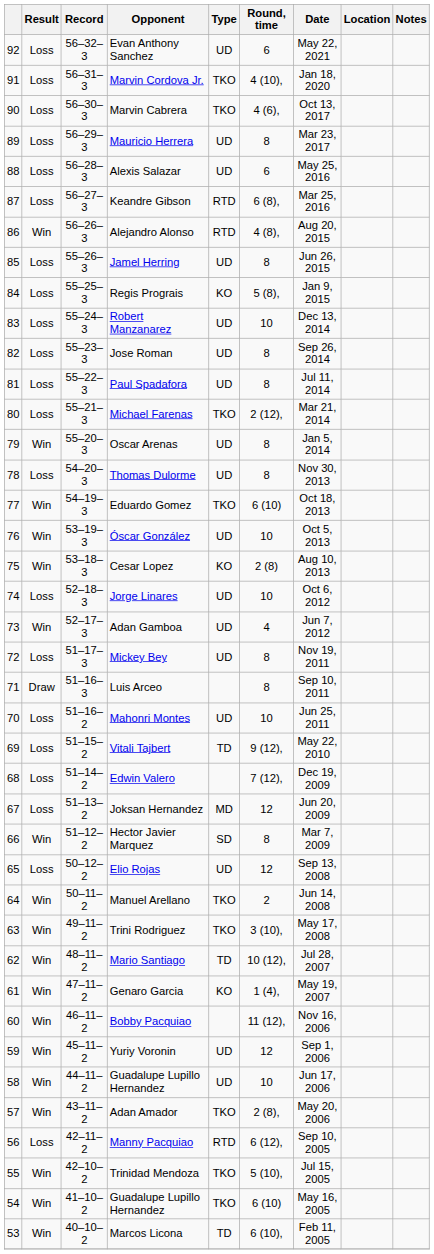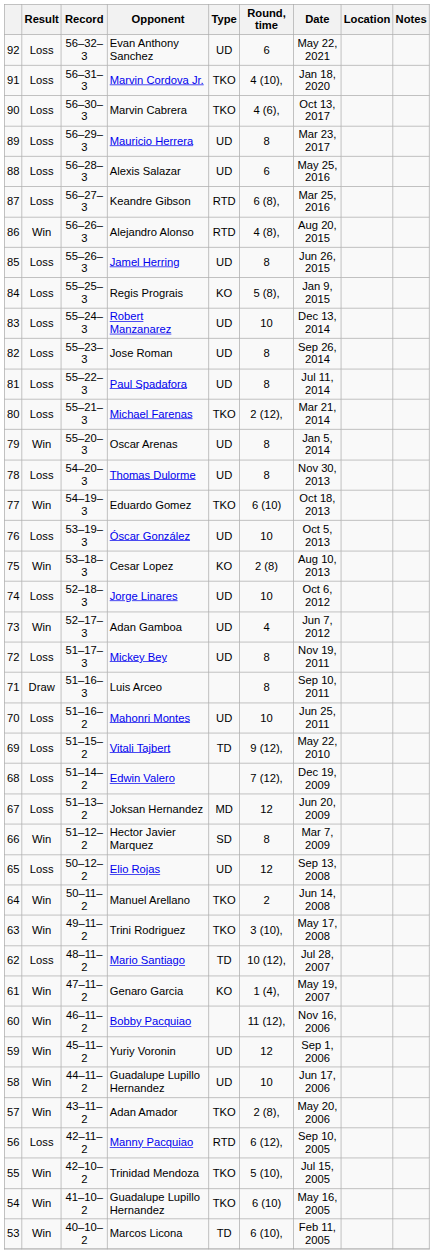(42, 535) Win -> (42, 535) Loss
(42, 960) Win -> (42, 960) Loss
